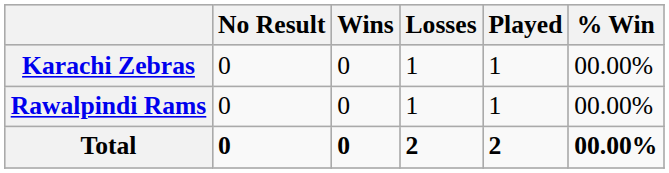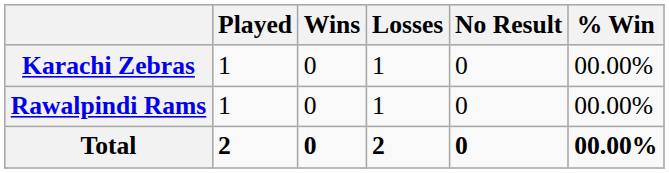columns swapped: (525, 24) <-> (272, 24)
